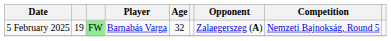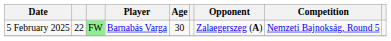(79, 28) 19 -> (79, 28) 22
(179, 28) 32 -> (179, 28) 30
